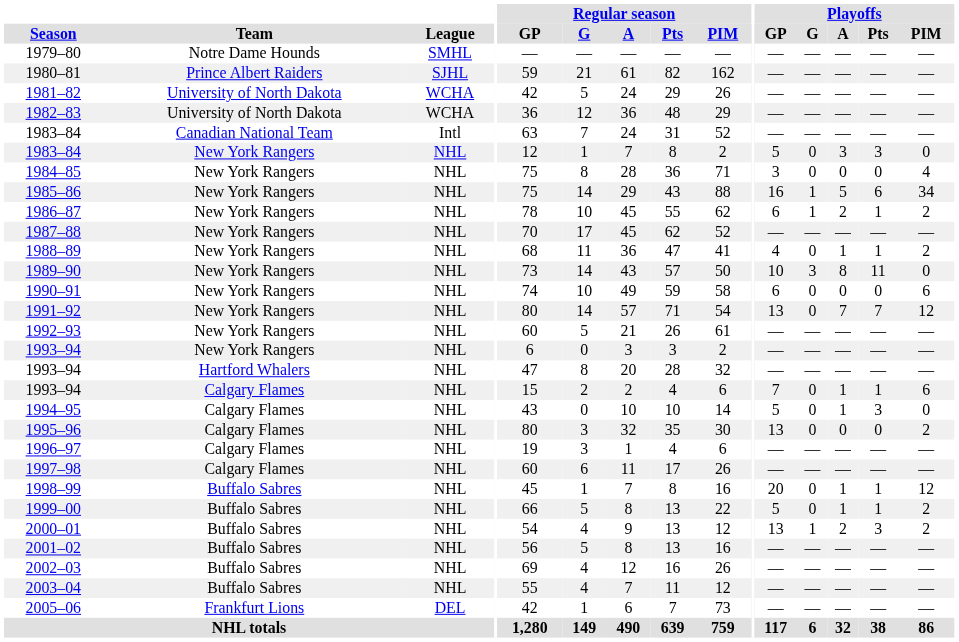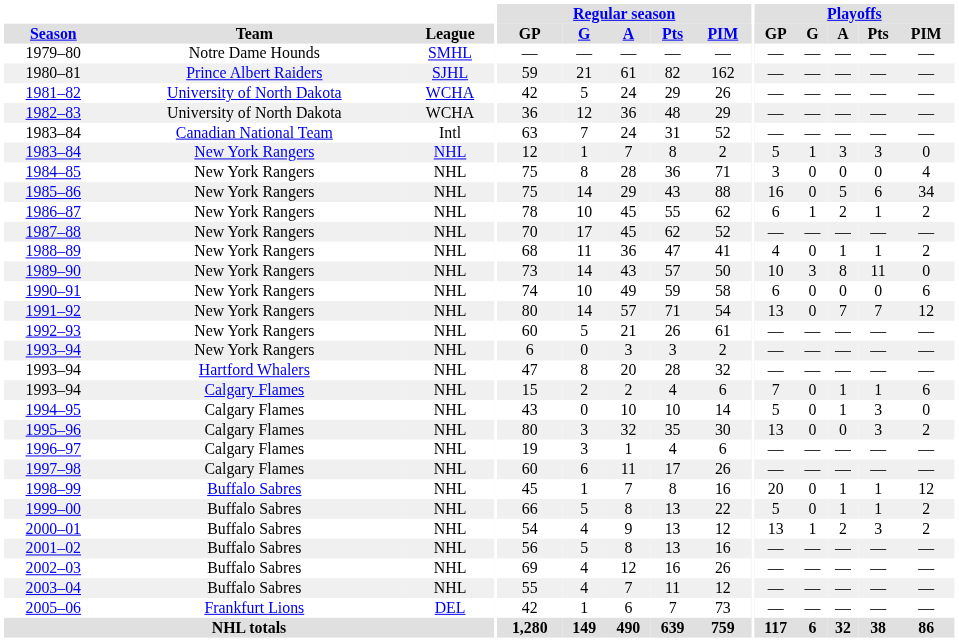(812, 152) 0 -> (812, 152) 1
(812, 192) 1 -> (812, 192) 0
(878, 429) 0 -> (878, 429) 3
